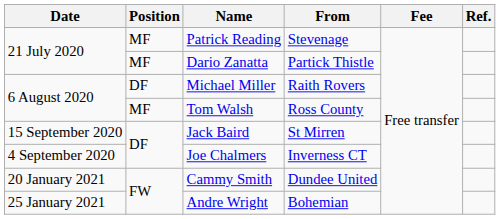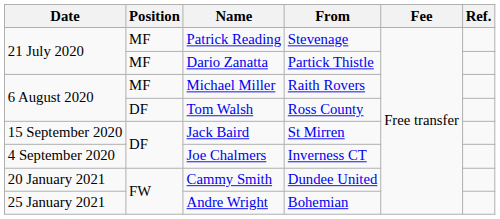(139, 86) DF -> (140, 86) MF
(140, 109) MF -> (139, 109) DF
